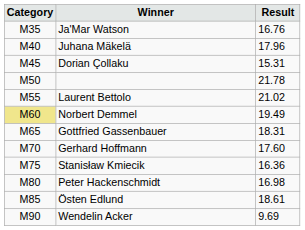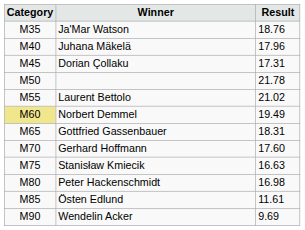(272, 30) 16.76 -> (272, 30) 18.76
(272, 64) 15.31 -> (272, 64) 17.31
(272, 166) 16.36 -> (272, 166) 16.63
(272, 200) 18.61 -> (271, 200) 11.61
